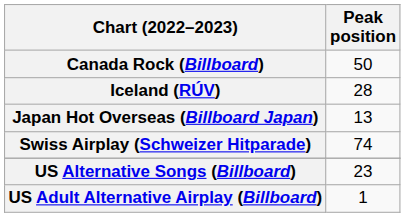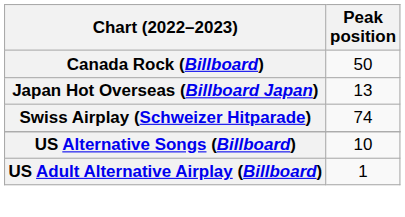- row: (165, 90)
(363, 171) 23 -> (363, 144) 10
